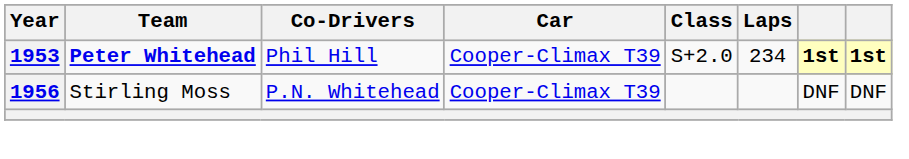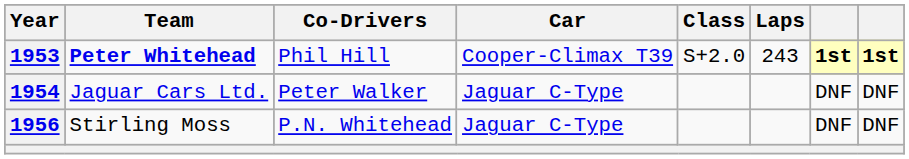(768, 57) 234 -> (780, 57) 243
+ row: (35, 92)
(555, 92) Cooper-Climax T39 -> (543, 126) Jaguar C-Type
